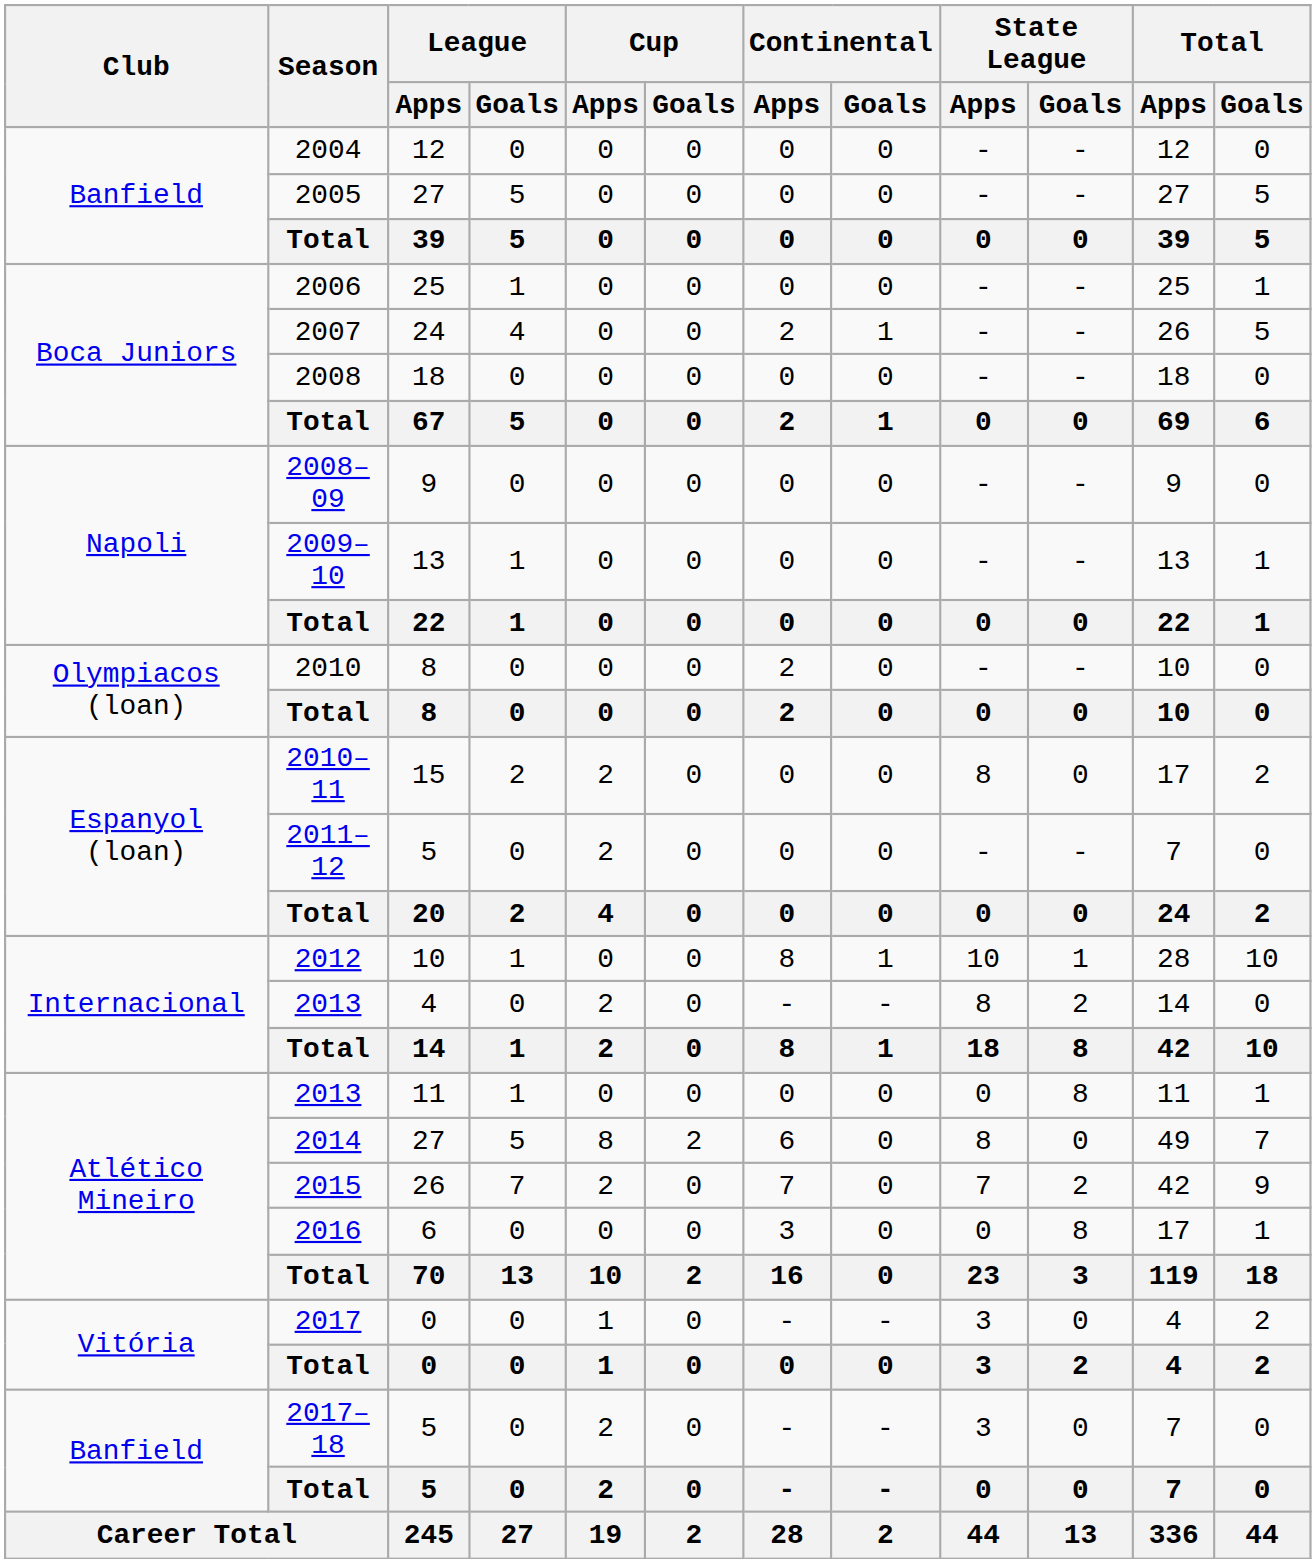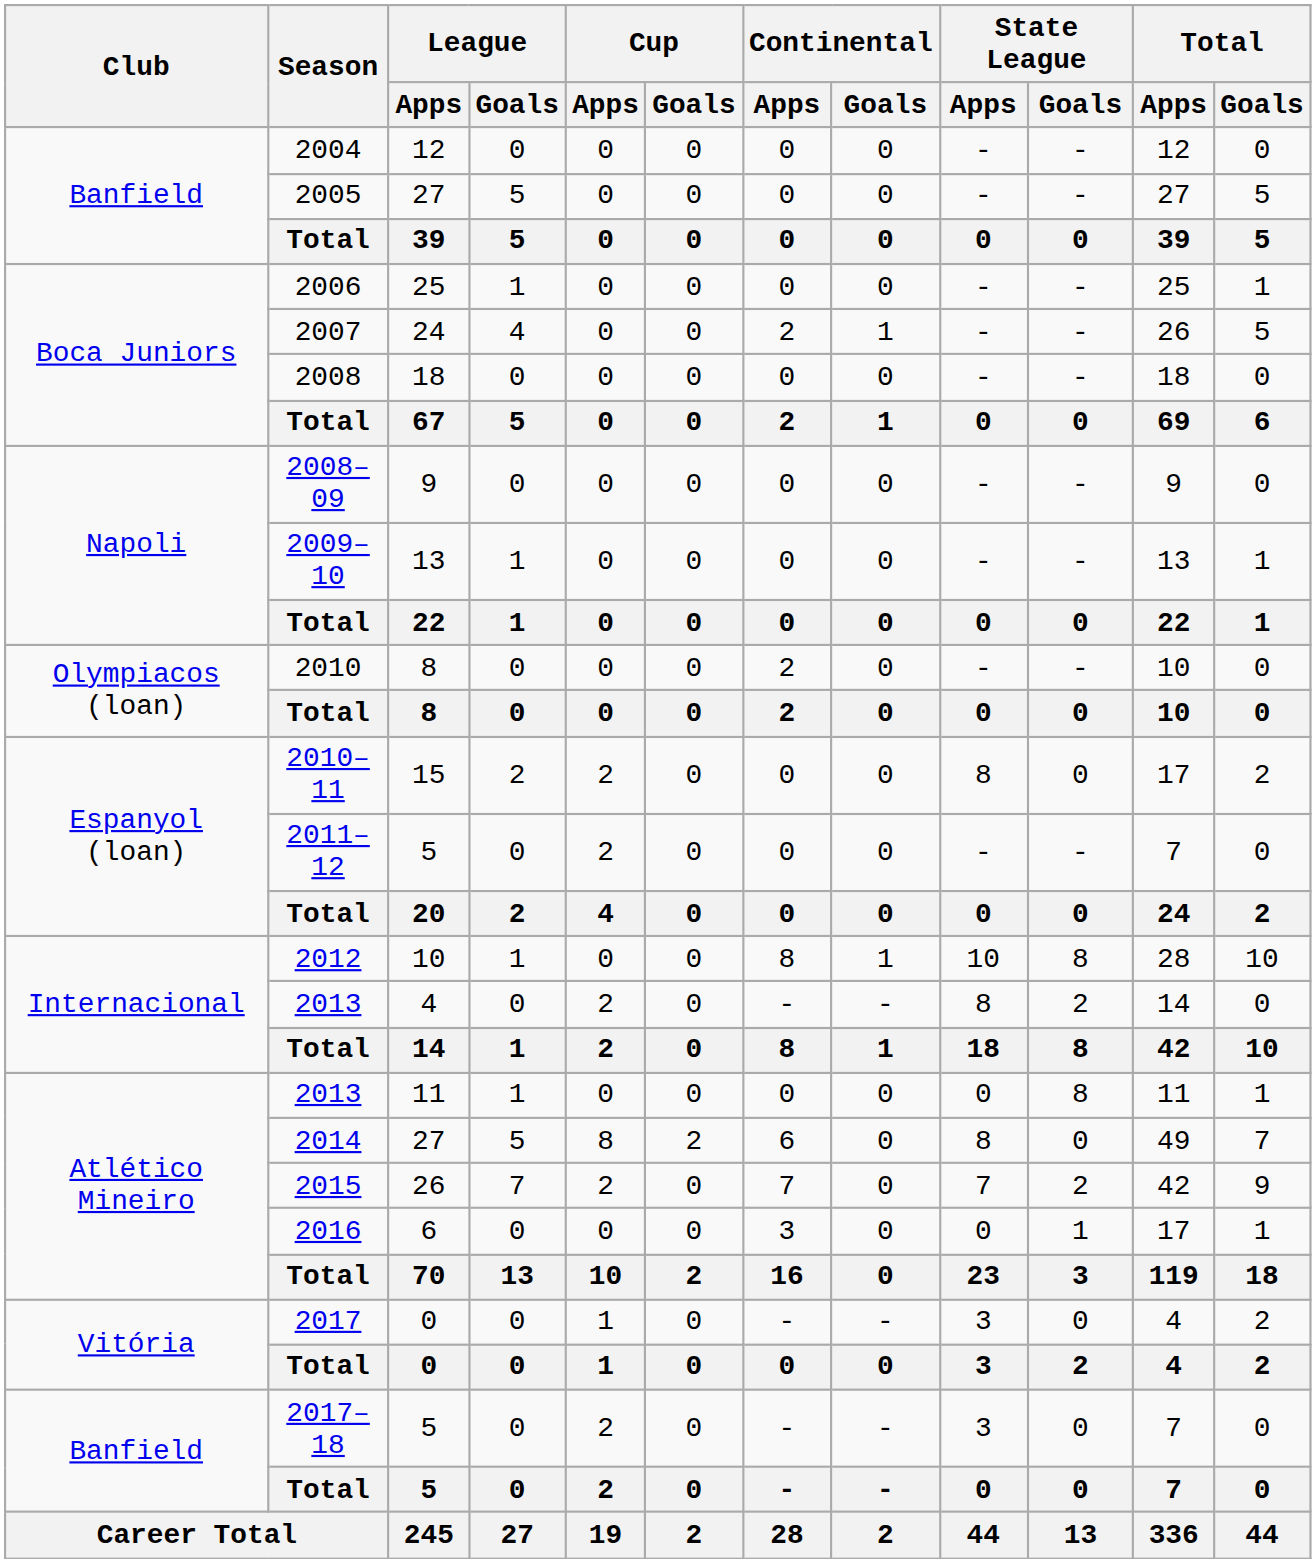(1080, 959) 1 -> (1080, 959) 8
(1080, 1231) 8 -> (1080, 1231) 1
